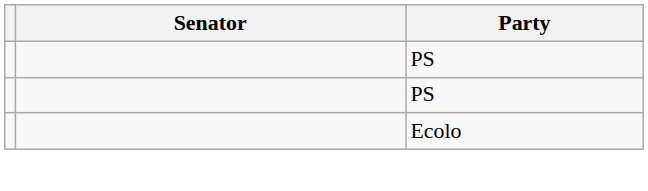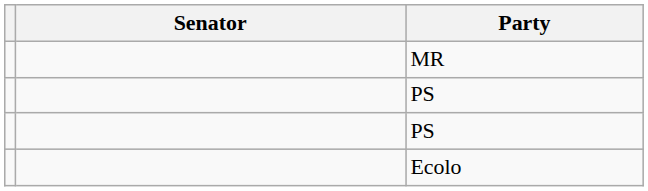+ row: (10, 59)
